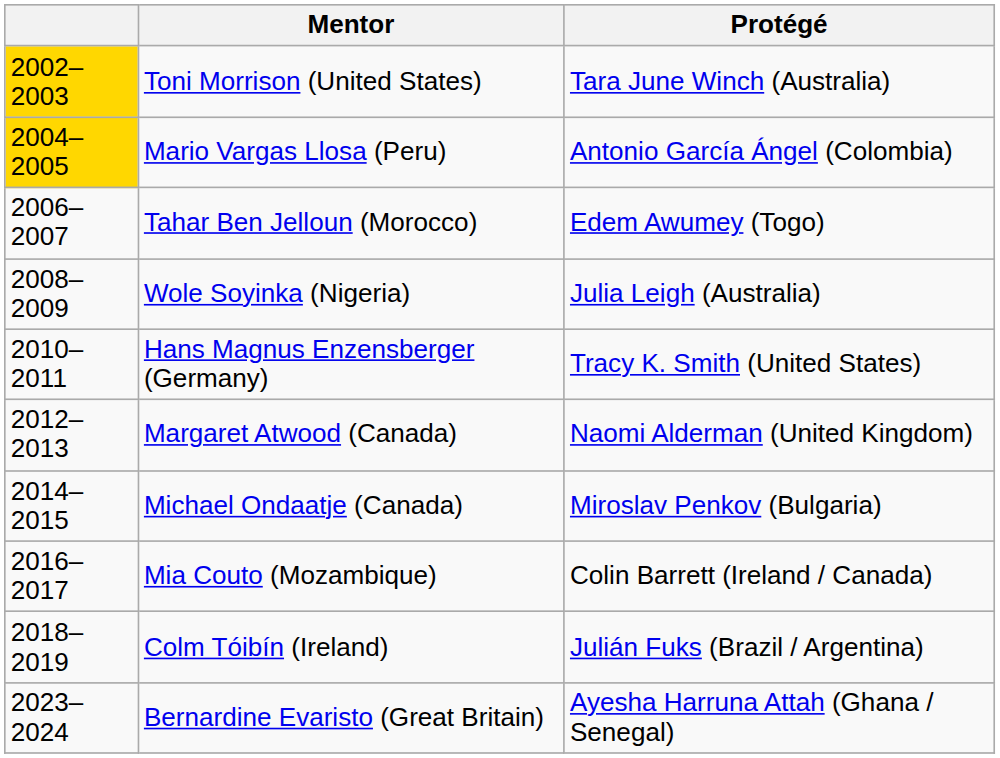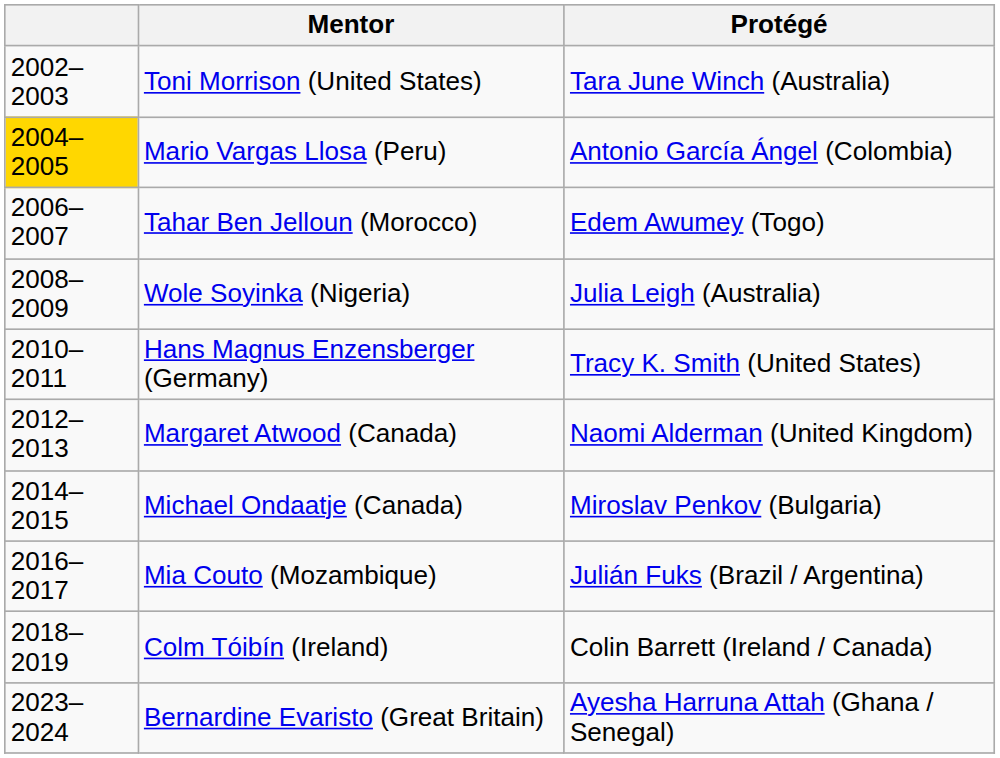(47, 81) gold background -> (47, 81) no background
(751, 576) Colin Barrett (Ireland / Canada) -> (747, 576) Julián Fuks (Brazil / Argentina)
(747, 646) Julián Fuks (Brazil / Argentina) -> (751, 646) Colin Barrett (Ireland / Canada)
